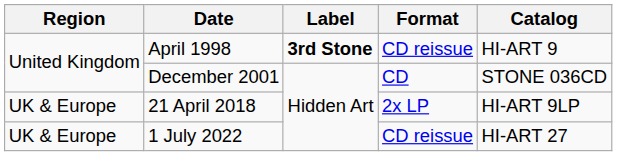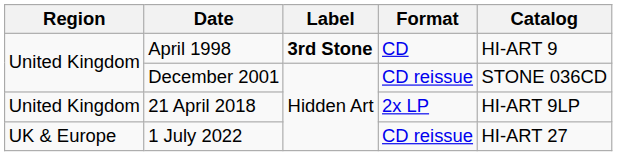(428, 48) CD reissue -> (395, 48) CD
(395, 77) CD -> (428, 77) CD reissue
(63, 106) UK & Europe -> (74, 106) United Kingdom
